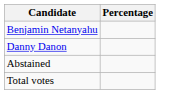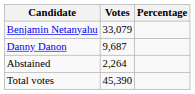+ column: (117, 13)
